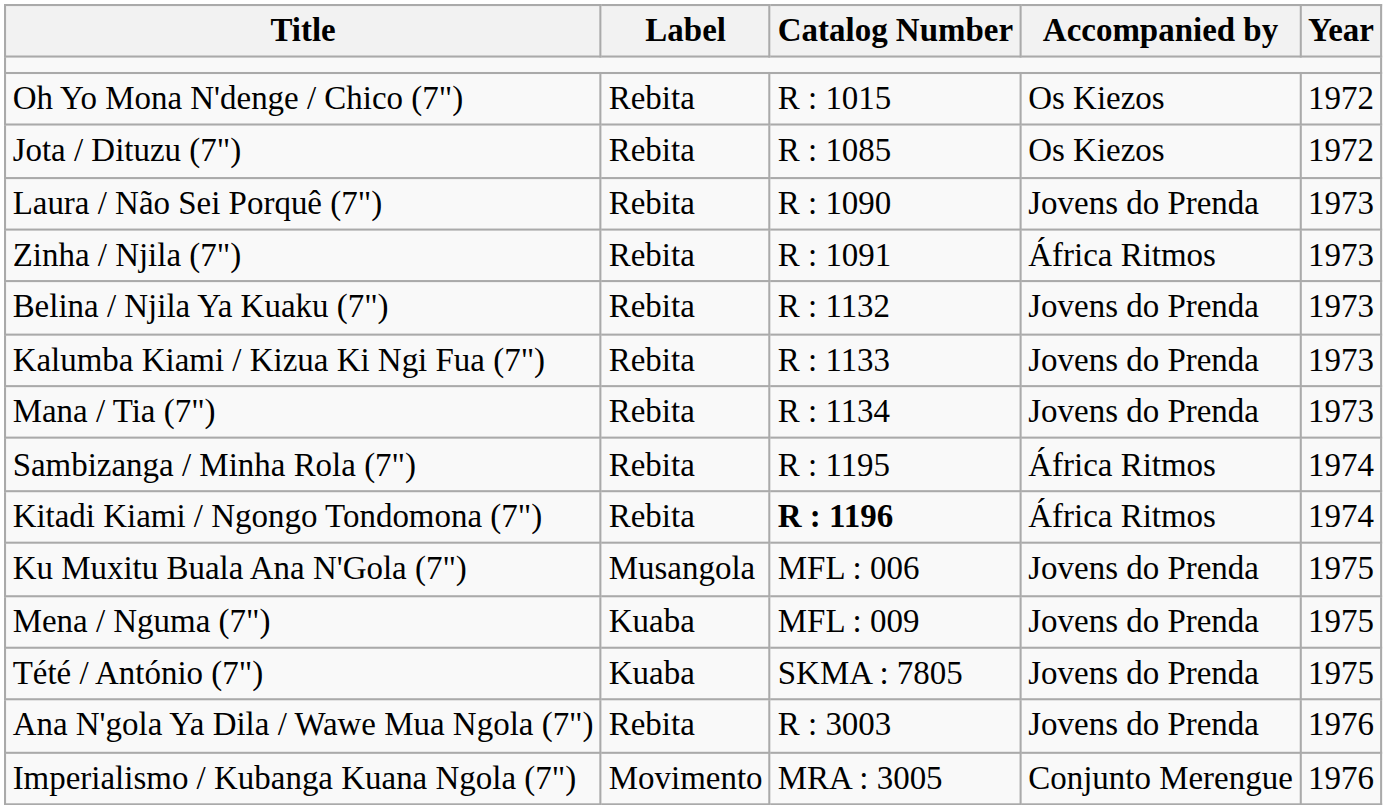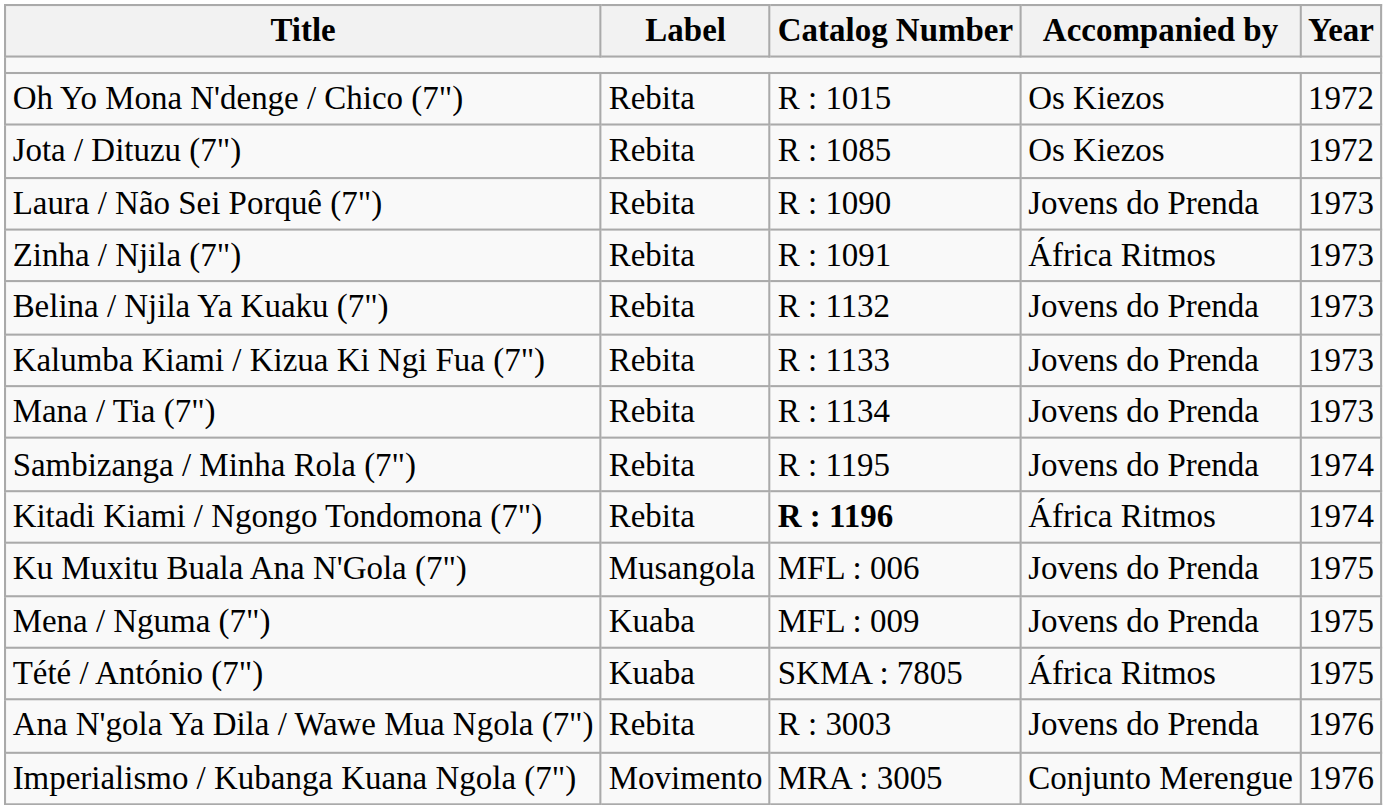(1122, 464) África Ritmos -> (1144, 464) Jovens do Prenda
(1144, 673) Jovens do Prenda -> (1122, 673) África Ritmos
